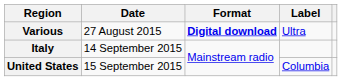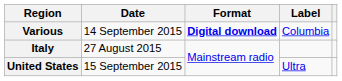(123, 31) 27 August 2015 -> (133, 31) 14 September 2015
(294, 31) Ultra -> (306, 31) Columbia
(133, 48) 14 September 2015 -> (123, 48) 27 August 2015
(306, 66) Columbia -> (294, 66) Ultra
